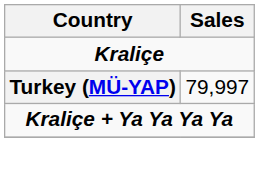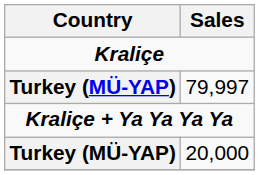+ row: (217, 152)
